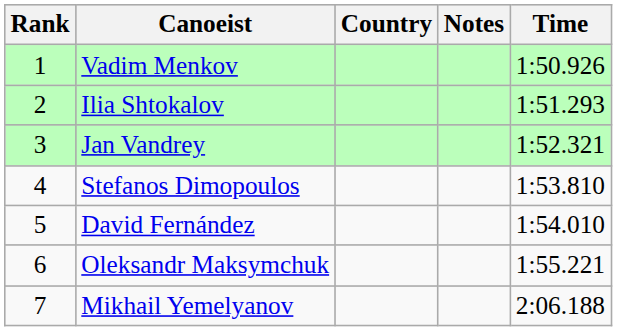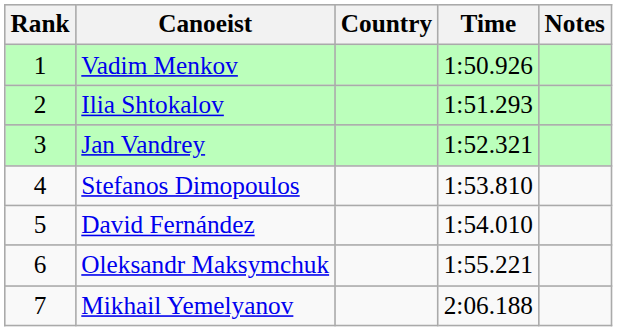columns swapped: (560, 24) <-> (474, 24)
